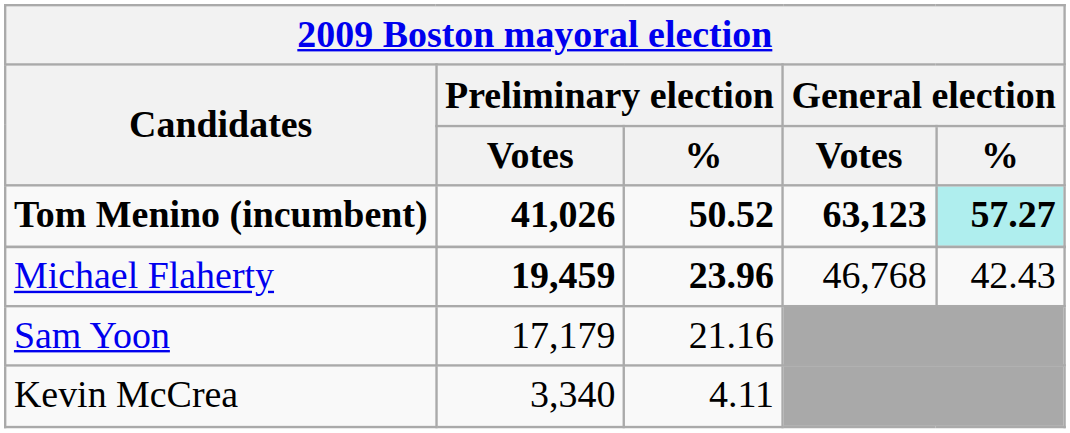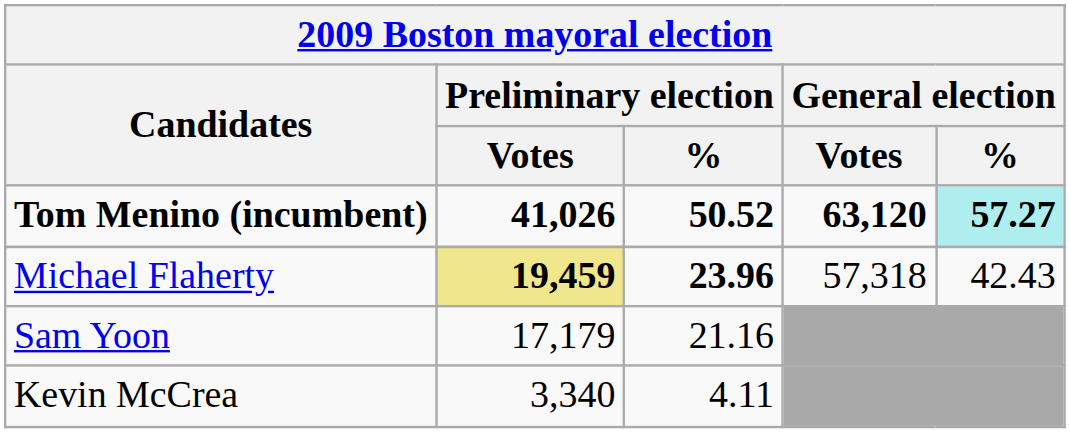(875, 214) 63,123 -> (875, 214) 63,120
(563, 275) no background -> (563, 275) khaki background
(875, 275) 46,768 -> (875, 275) 57,318
